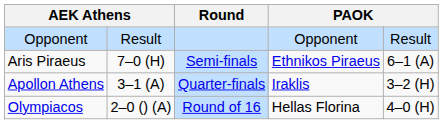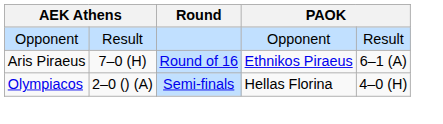(222, 61) Semi-finals -> (199, 61) Round of 16
- row: (56, 84)
(222, 107) Round of 16 -> (199, 84) Semi-finals
